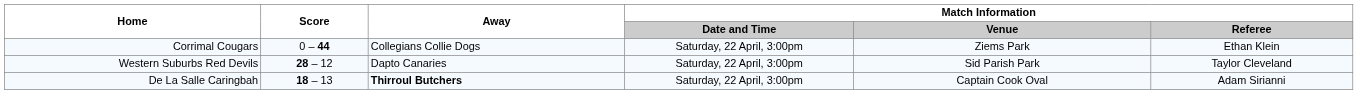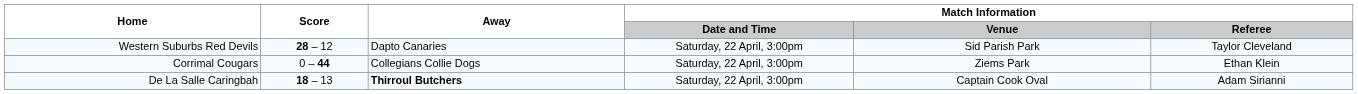rows swapped: (216, 46) <-> (188, 64)
